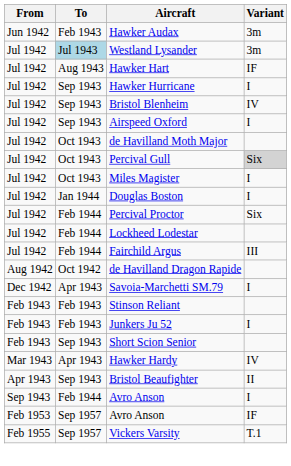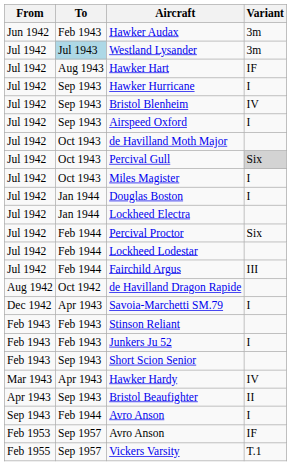+ row: (27, 214)
